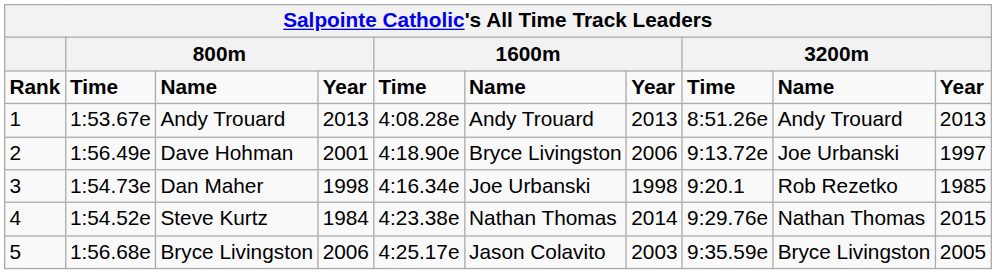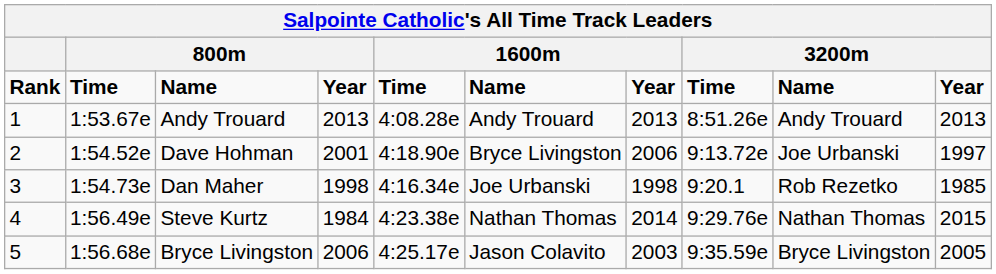(110, 152) 1:56.49e -> (110, 152) 1:54.52e
(110, 218) 1:54.52e -> (110, 218) 1:56.49e
